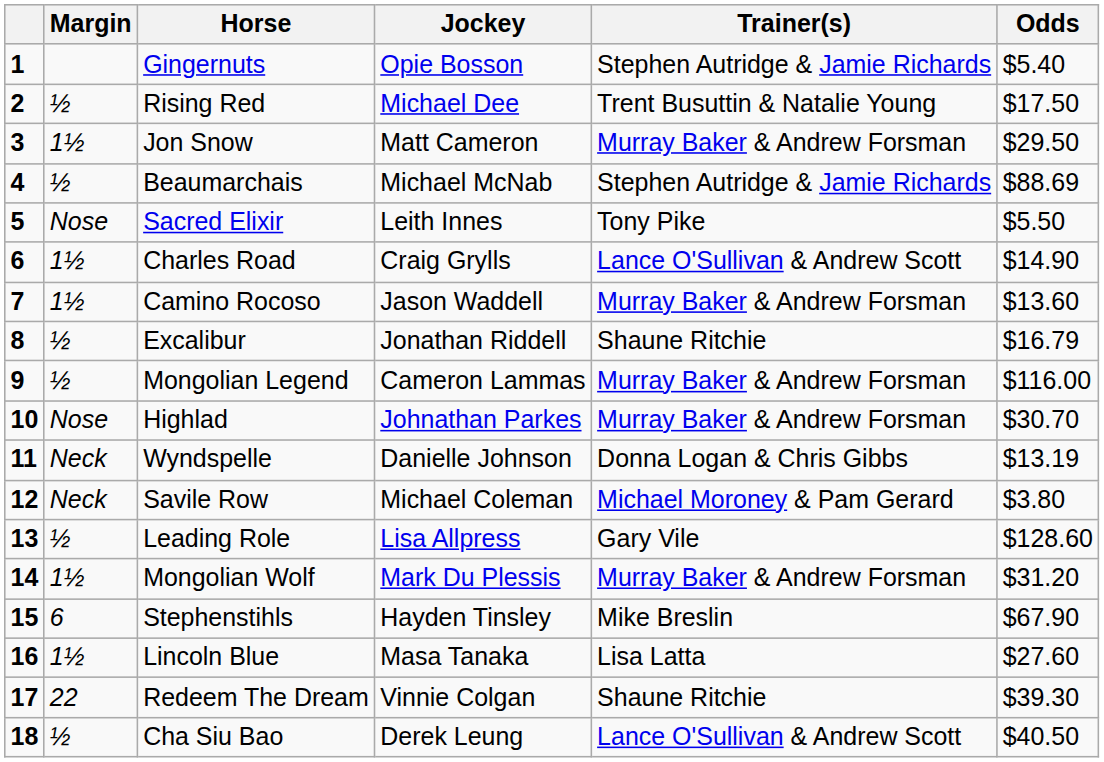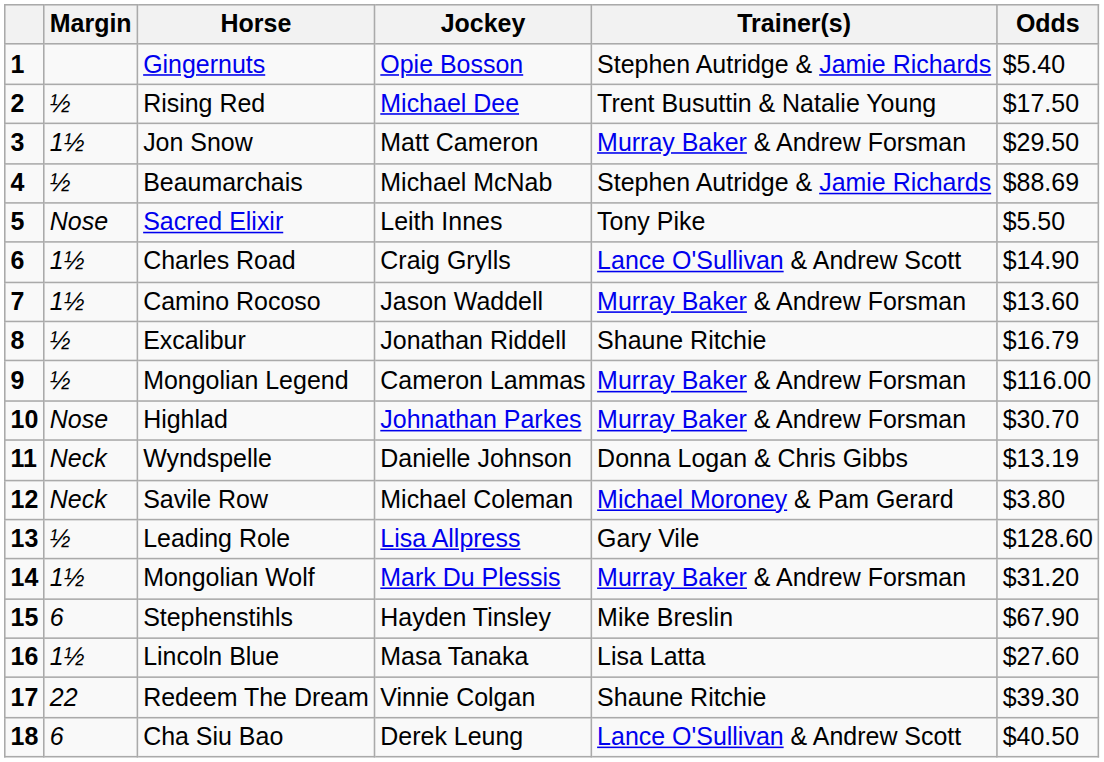(60, 736) ½ -> (57, 736) 6
